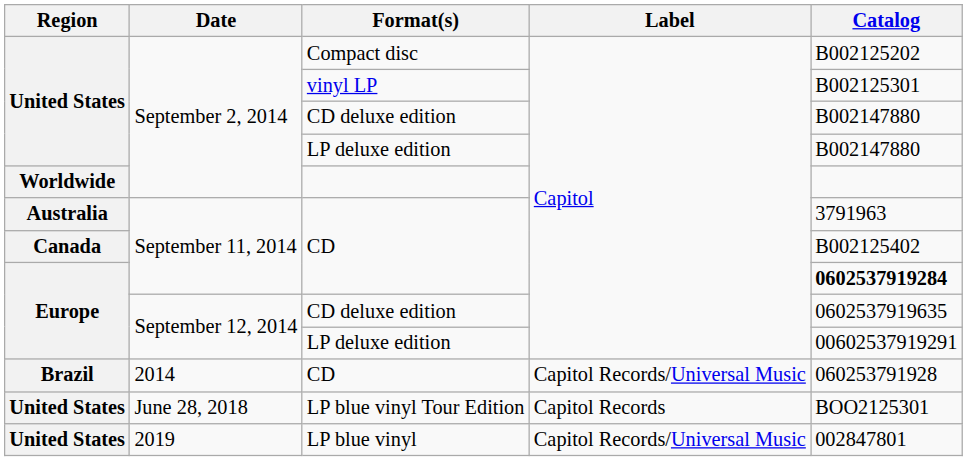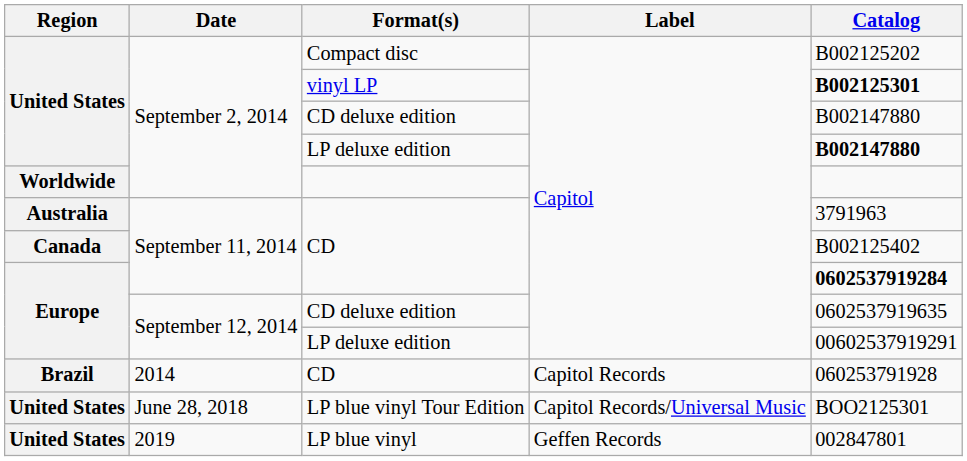(868, 85) normal -> (868, 85) bold
(868, 149) normal -> (868, 149) bold
(670, 375) Capitol Records/Universal Music -> (600, 375) Capitol Records
(600, 407) Capitol Records -> (670, 407) Capitol Records/Universal Music
(670, 439) Capitol Records/Universal Music -> (598, 439) Geffen Records
